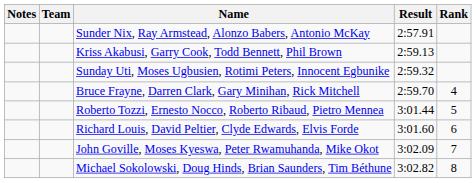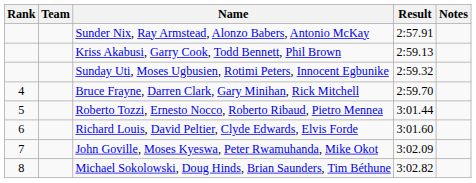columns swapped: (454, 14) <-> (22, 14)
